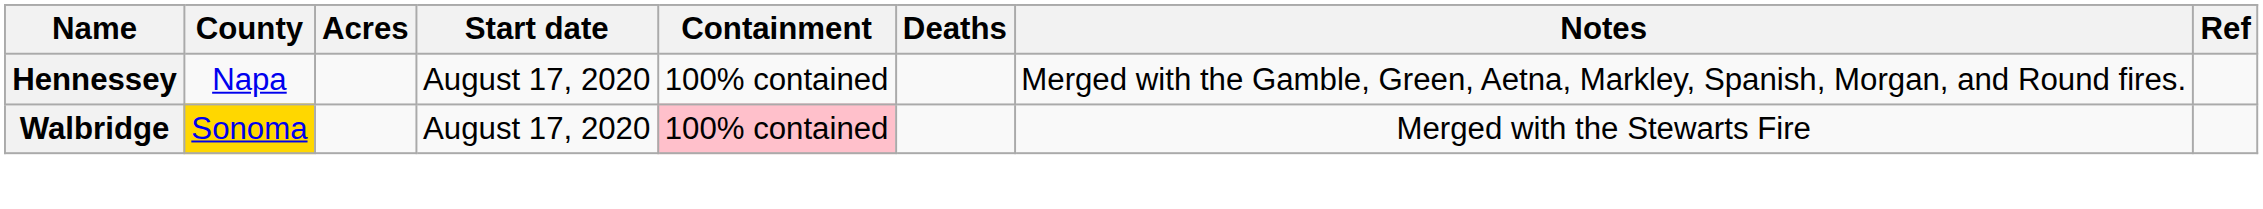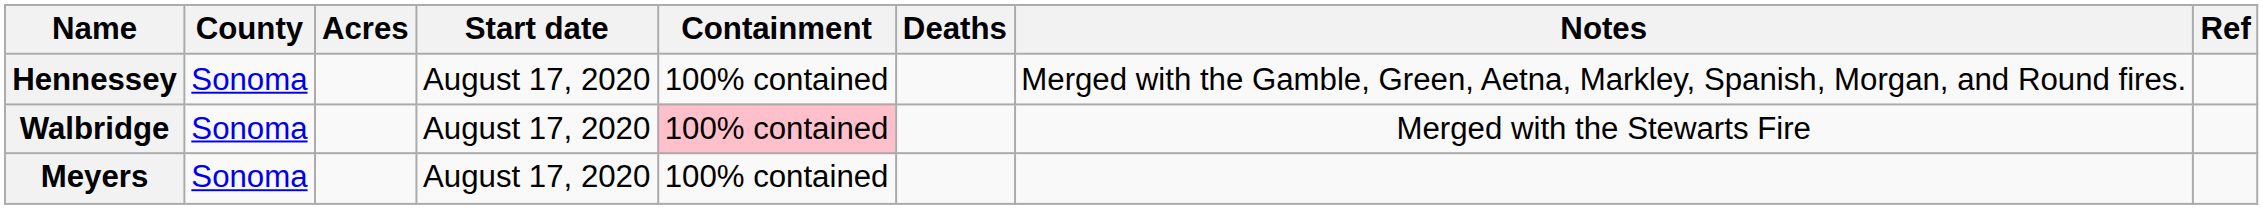(249, 78) Napa -> (249, 78) Sonoma
(249, 128) gold background -> (249, 128) no background
+ row: (95, 177)
